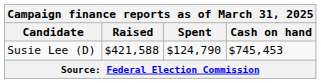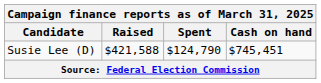(256, 51) $745,453 -> (256, 51) $745,451
